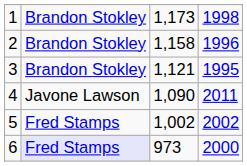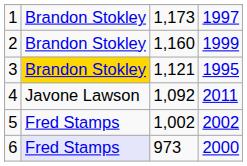(221, 17) 1998 -> (221, 17) 1997
(174, 43) 1,158 -> (174, 43) 1,160
(221, 43) 1996 -> (221, 43) 1999
(86, 69) no background -> (86, 69) gold background
(174, 95) 1,090 -> (174, 95) 1,092
